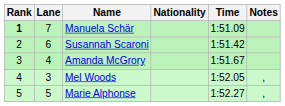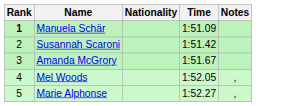- column: (48, 12)
